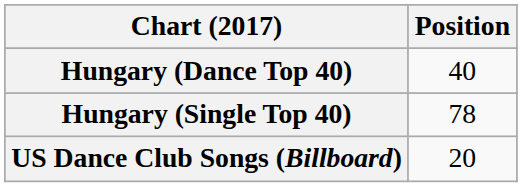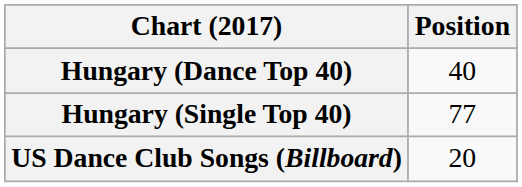(462, 114) 78 -> (462, 114) 77
